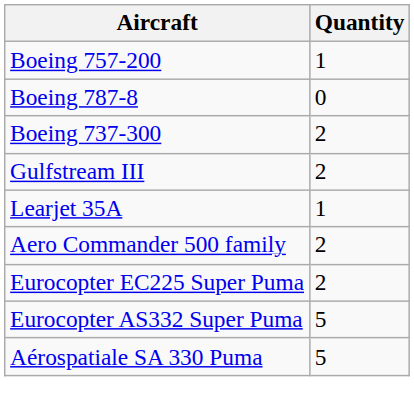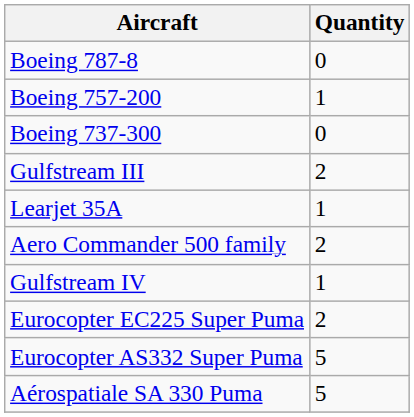rows swapped: (74, 97) <-> (86, 60)
(321, 134) 2 -> (321, 134) 0
+ row: (78, 282)
